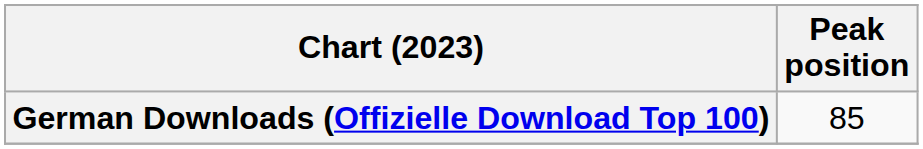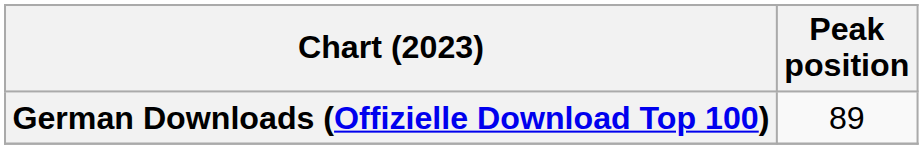(847, 117) 85 -> (847, 117) 89
